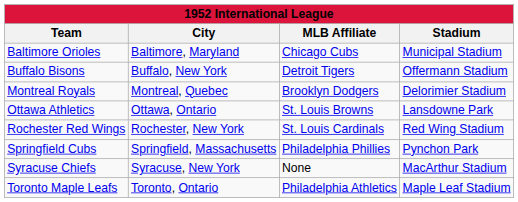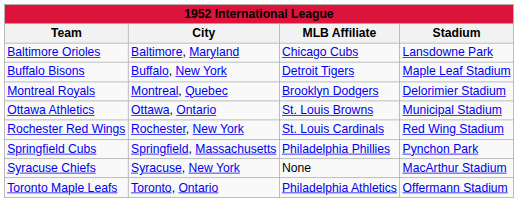(452, 52) Municipal Stadium -> (448, 52) Lansdowne Park
(455, 71) Offermann Stadium -> (457, 71) Maple Leaf Stadium
(448, 110) Lansdowne Park -> (452, 110) Municipal Stadium
(457, 187) Maple Leaf Stadium -> (455, 187) Offermann Stadium
